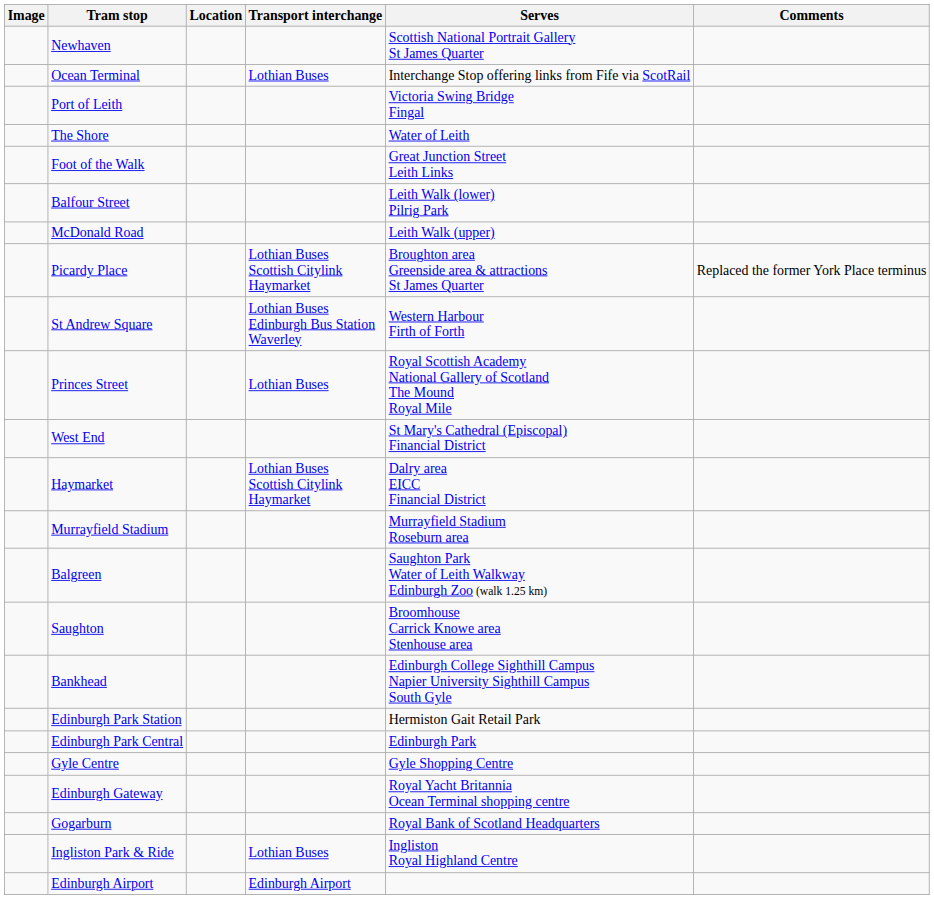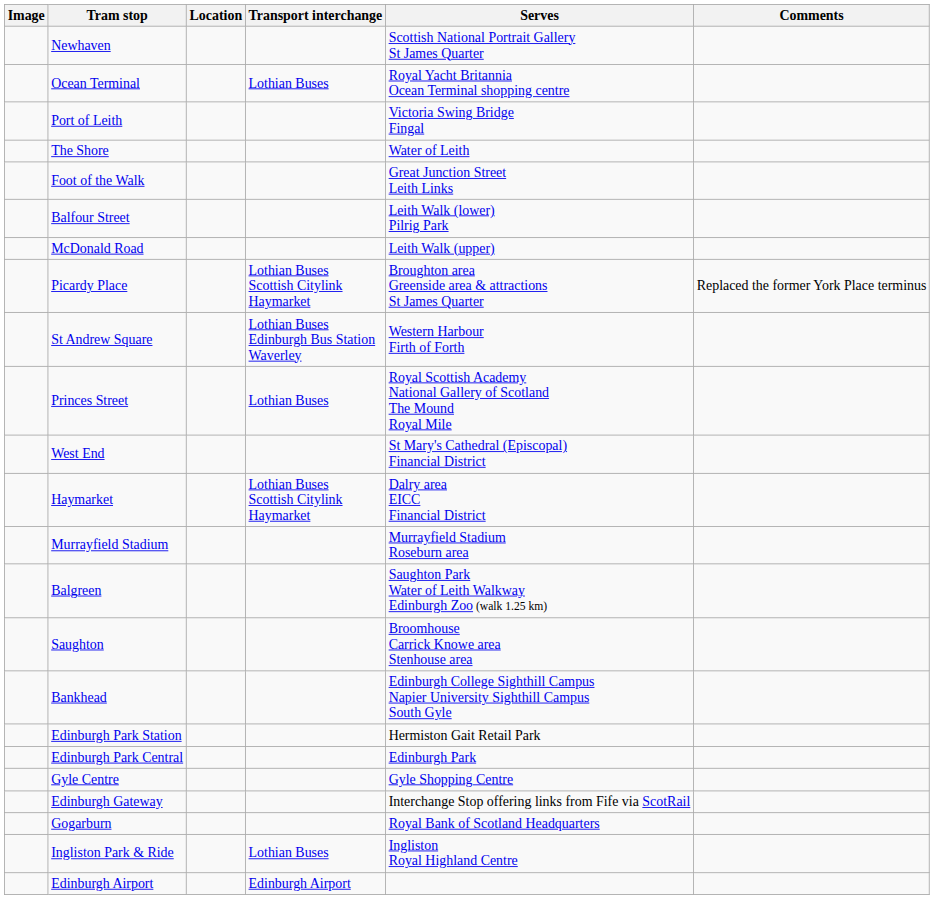(539, 75) Interchange Stop offering links from Fife via ScotRail -> (479, 83) Royal Yacht Britannia Ocean Terminal shopping centre
(479, 793) Royal Yacht Britannia Ocean Terminal shopping centre -> (539, 801) Interchange Stop offering links from Fife via ScotRail
